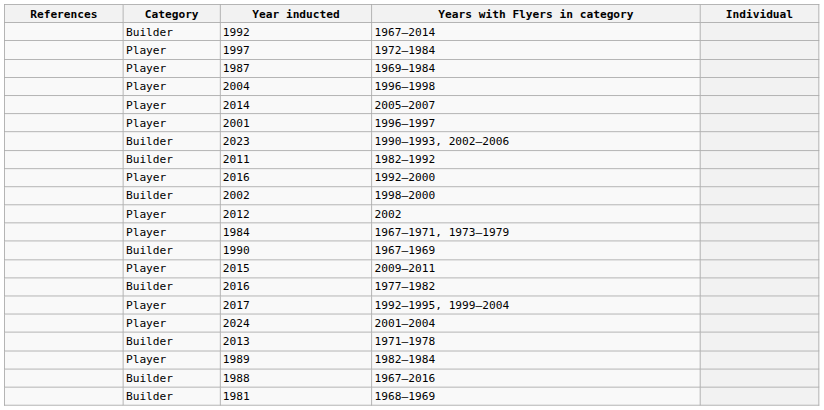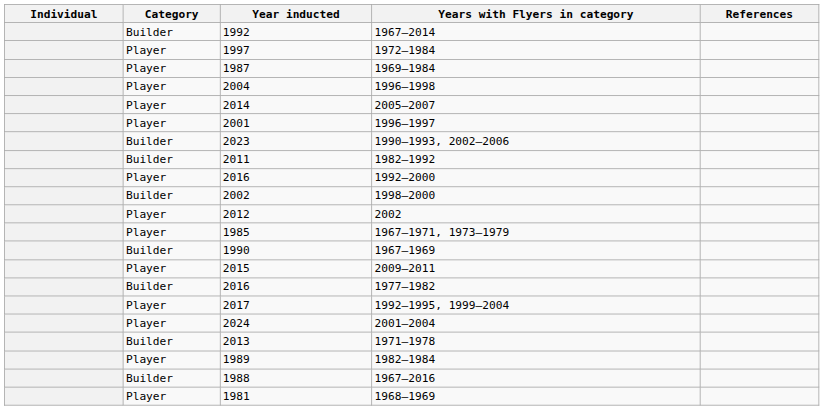columns swapped: (759, 14) <-> (64, 14)
(236, 232) 1984 -> (236, 232) 1985
(149, 396) Builder -> (146, 396) Player
